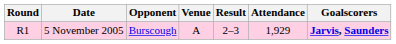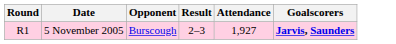- column: (196, 13)
(278, 30) 1,929 -> (244, 30) 1,927
